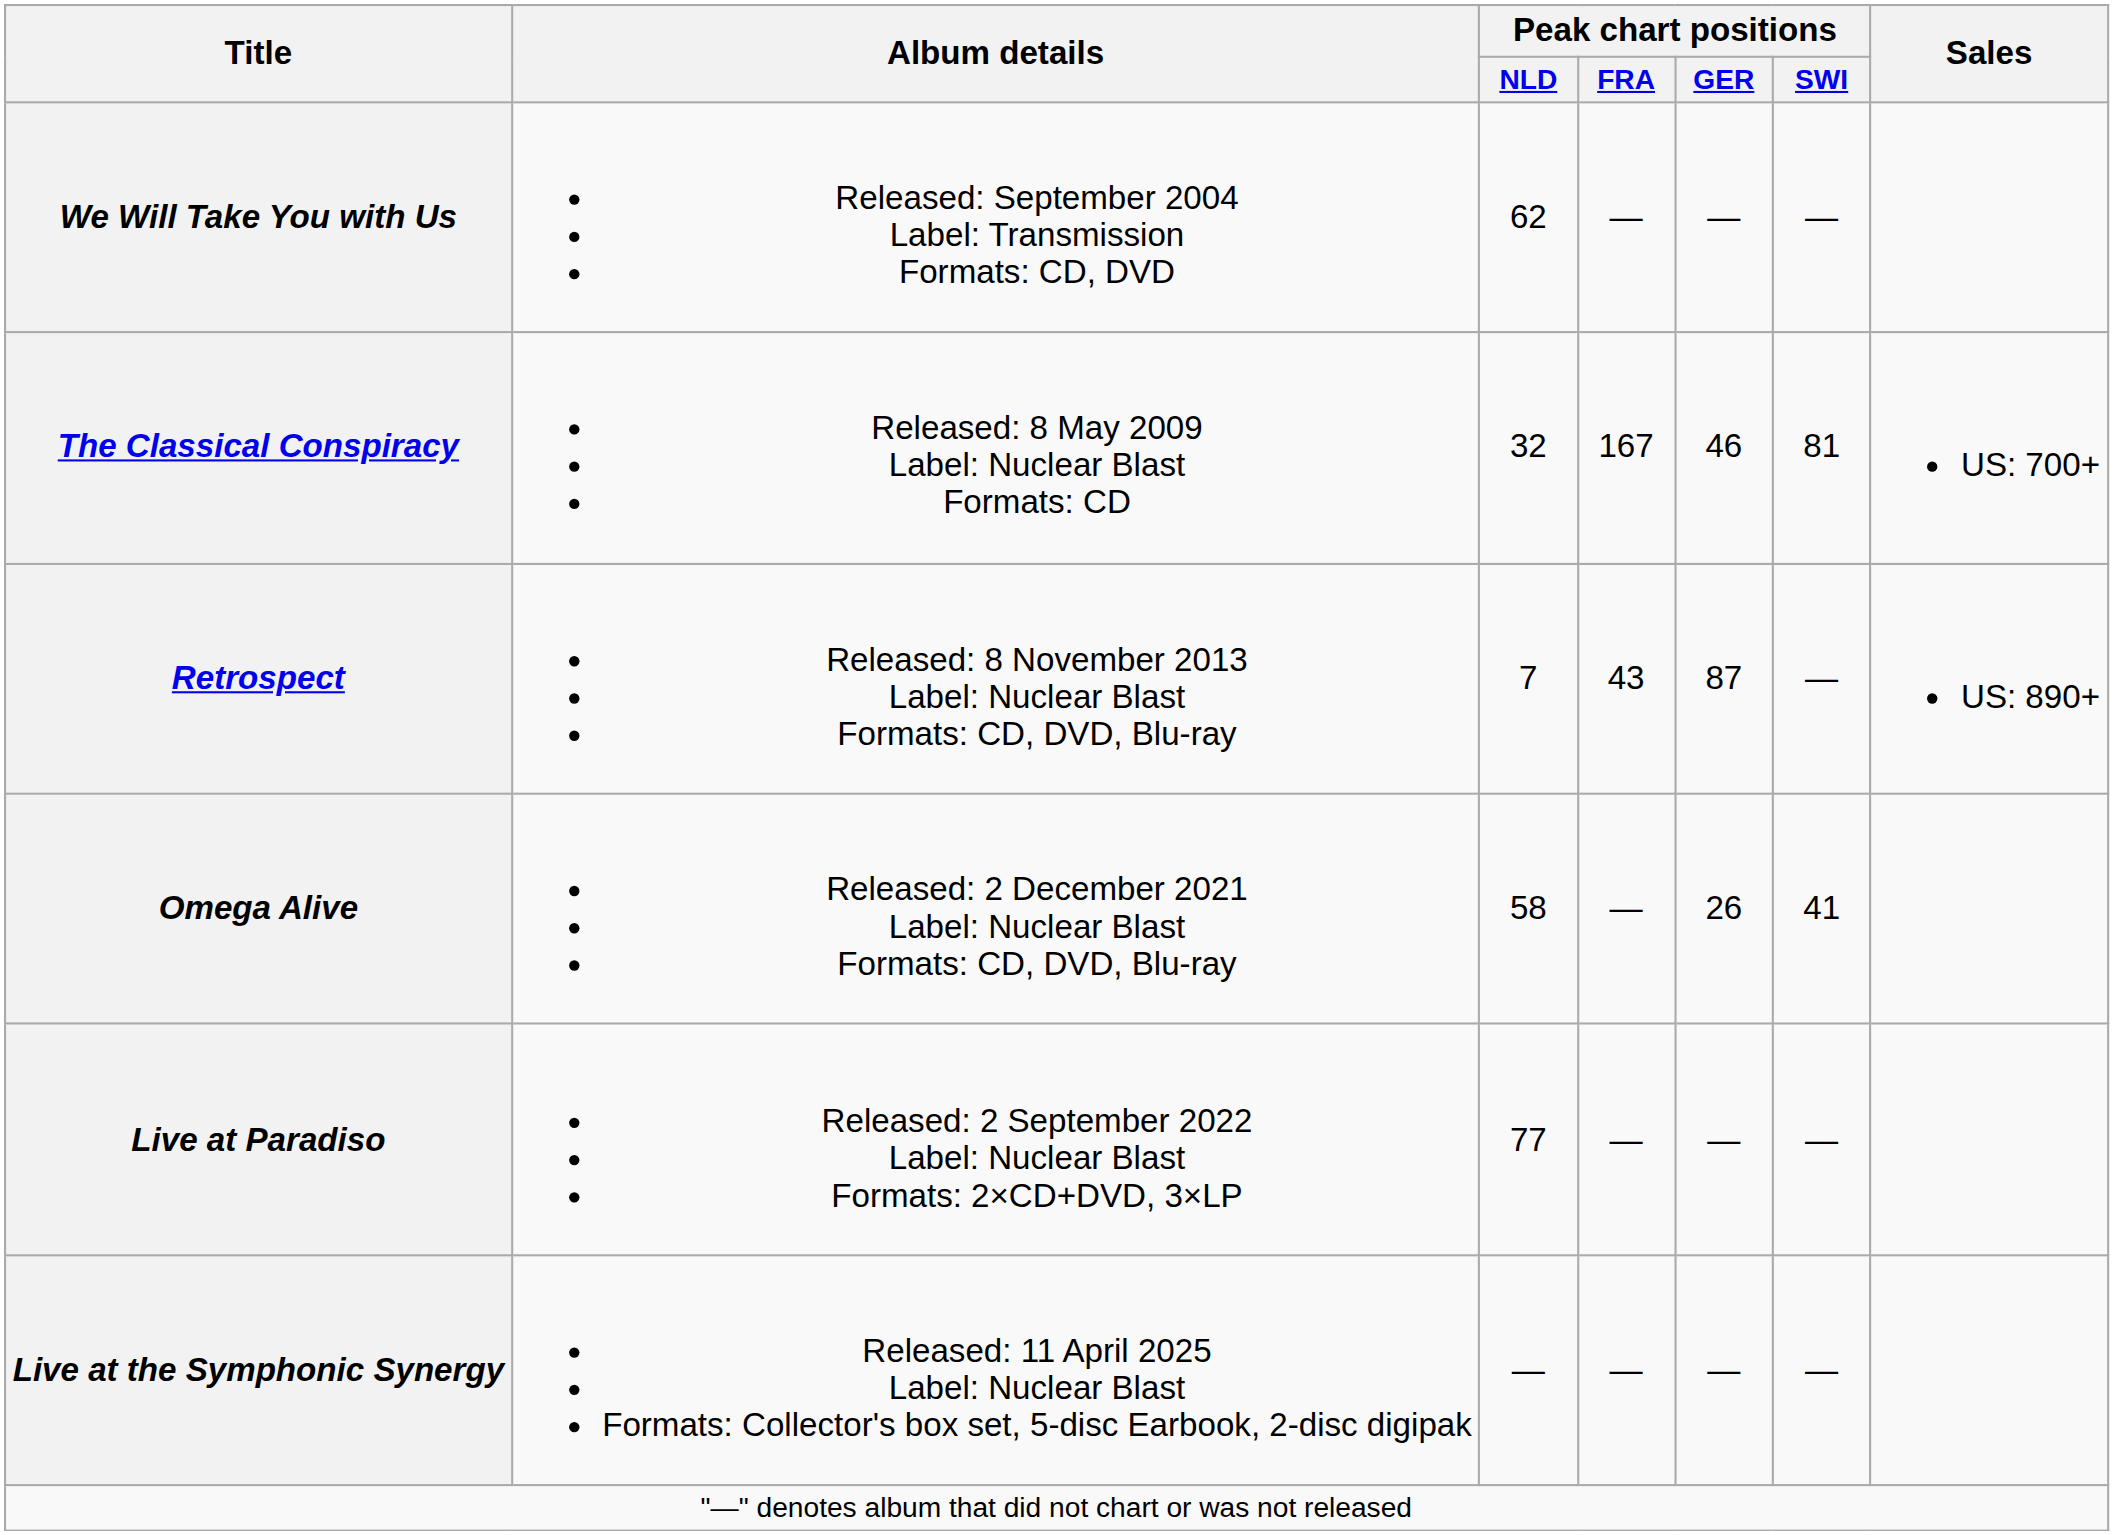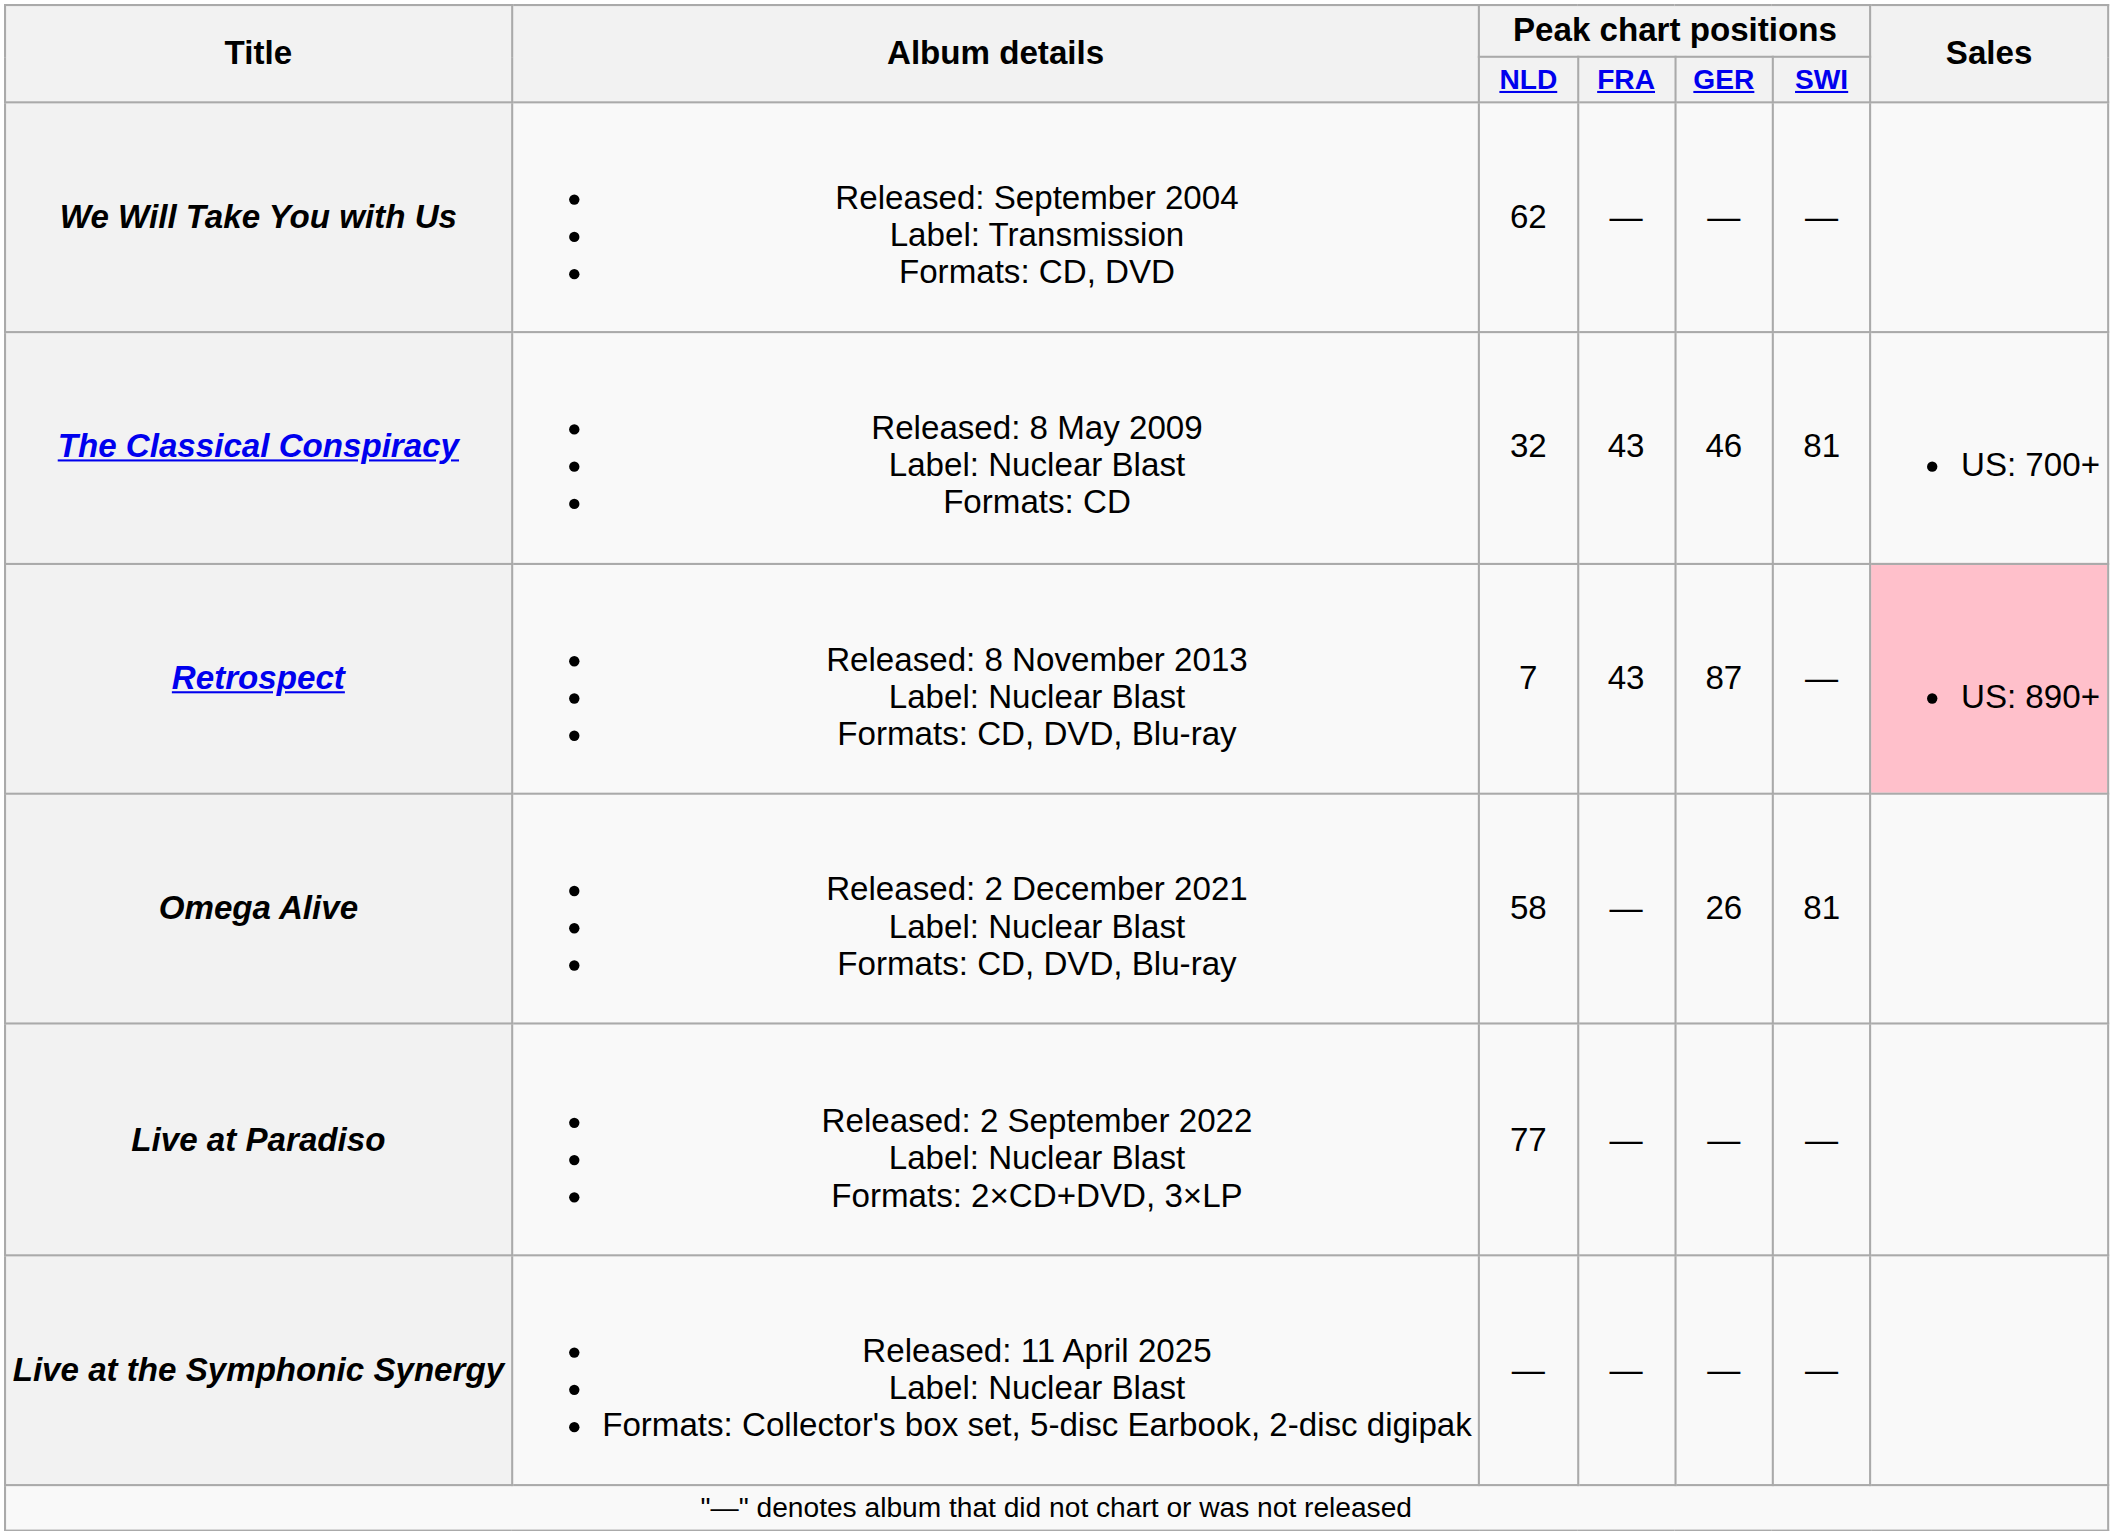(1626, 447) 167 -> (1626, 447) 43
(1989, 697) no background -> (1989, 697) pink background
(1822, 908) 41 -> (1822, 908) 81
